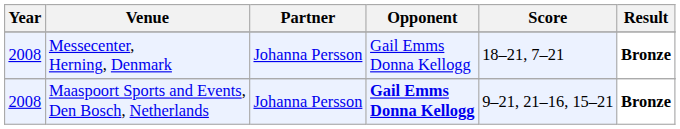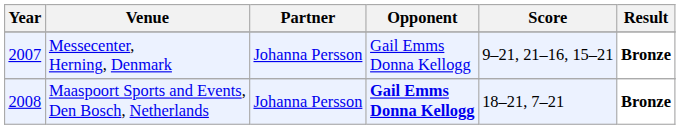(25, 55) 2008 -> (25, 55) 2007
(523, 55) 18–21, 7–21 -> (548, 55) 9–21, 21–16, 15–21
(548, 101) 9–21, 21–16, 15–21 -> (523, 101) 18–21, 7–21
